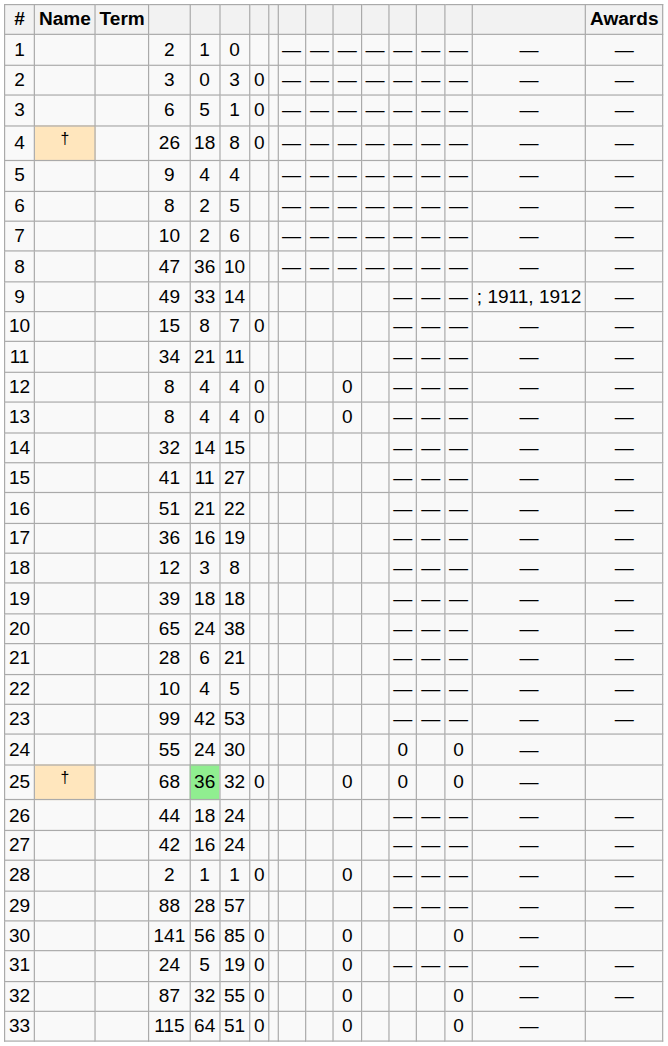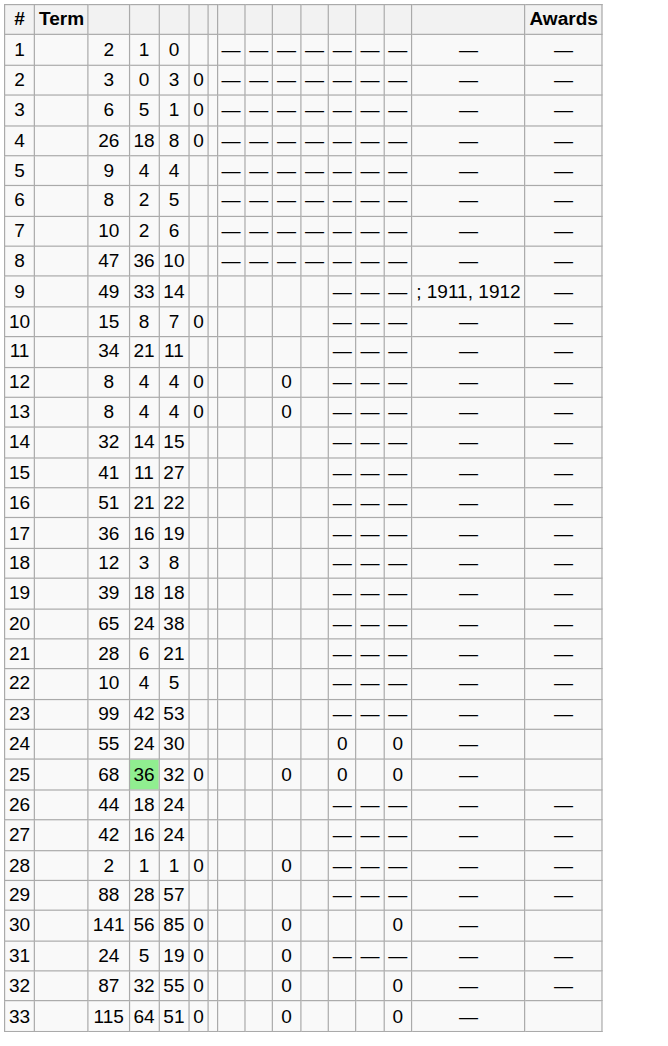- column: (65, 19)
